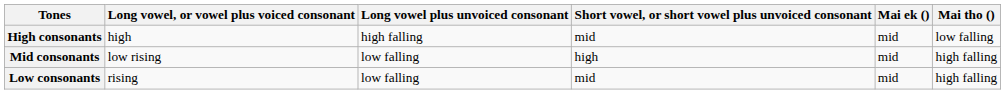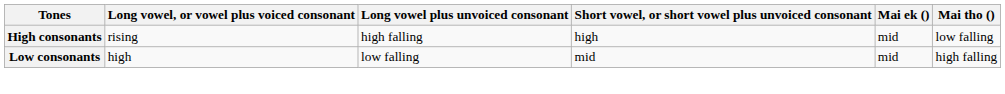(120, 36) high -> (123, 36) rising
(585, 36) mid -> (586, 36) high
- row: (55, 57)
(123, 78) rising -> (120, 57) high
